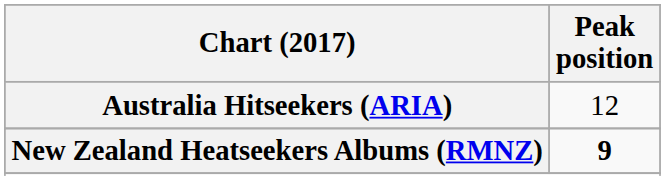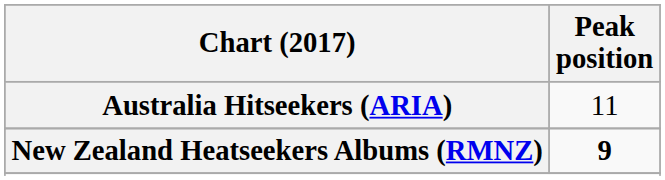(605, 104) 12 -> (605, 104) 11
